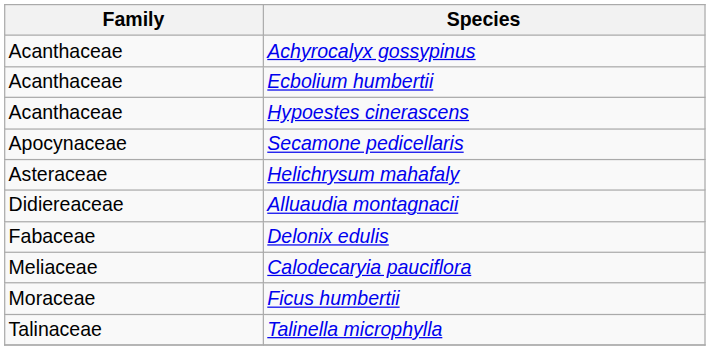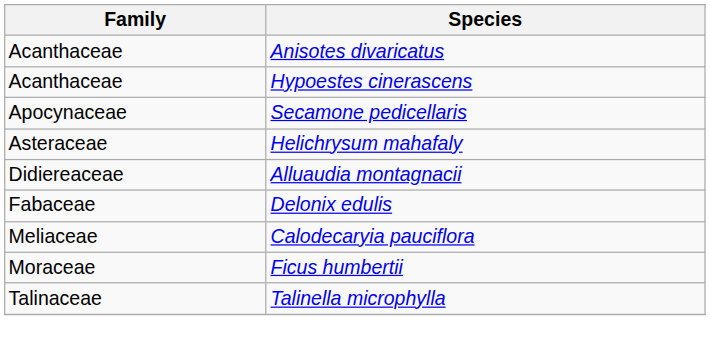- row: (371, 50)
+ row: (357, 50)
- row: (350, 81)
